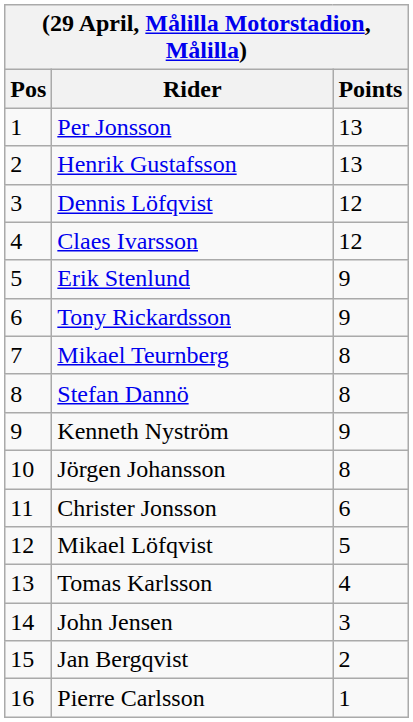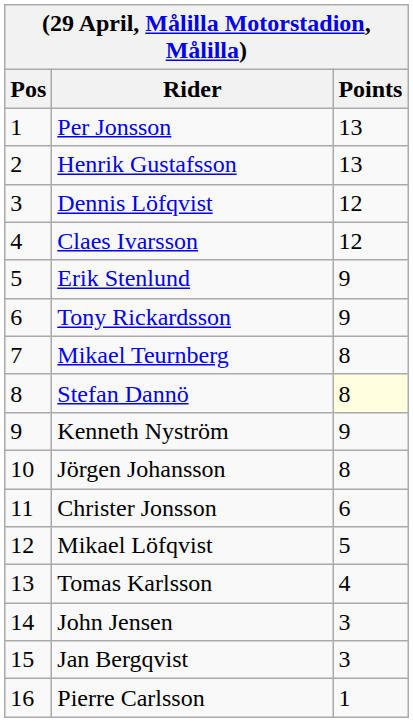(344, 393) no background -> (344, 393) lightyellow background
(344, 659) 2 -> (344, 659) 3
